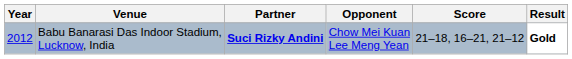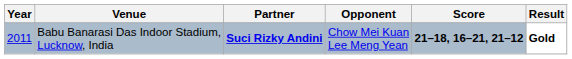(20, 38) 2012 -> (19, 38) 2011
(470, 38) normal -> (469, 38) bold
